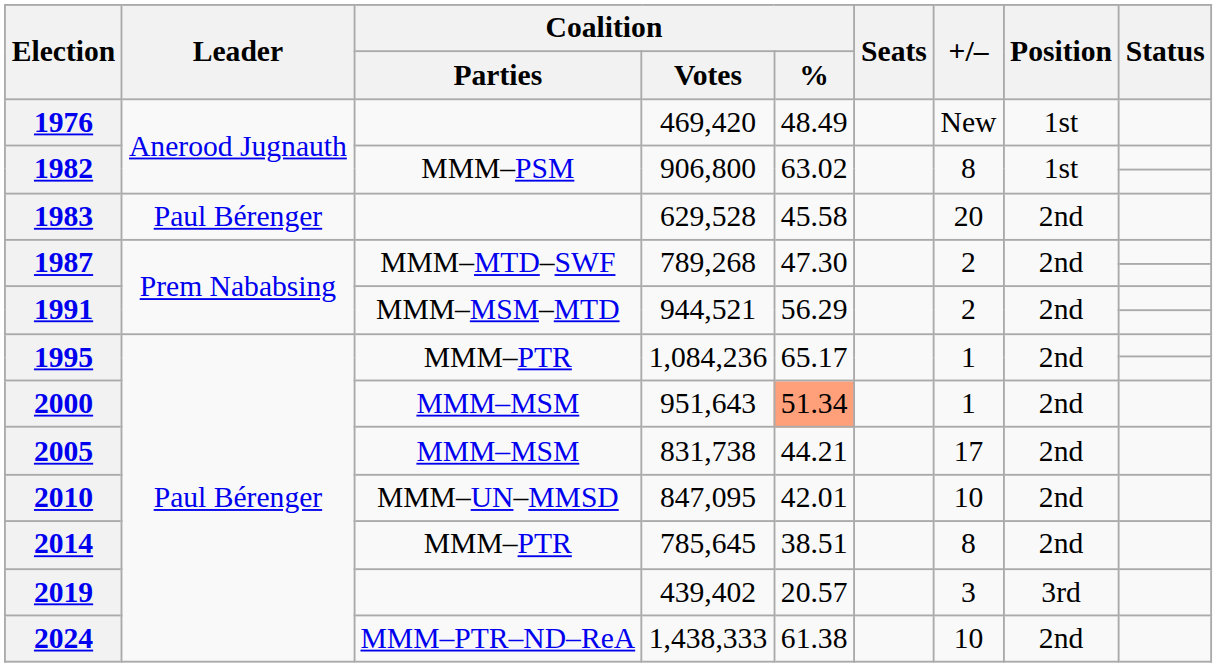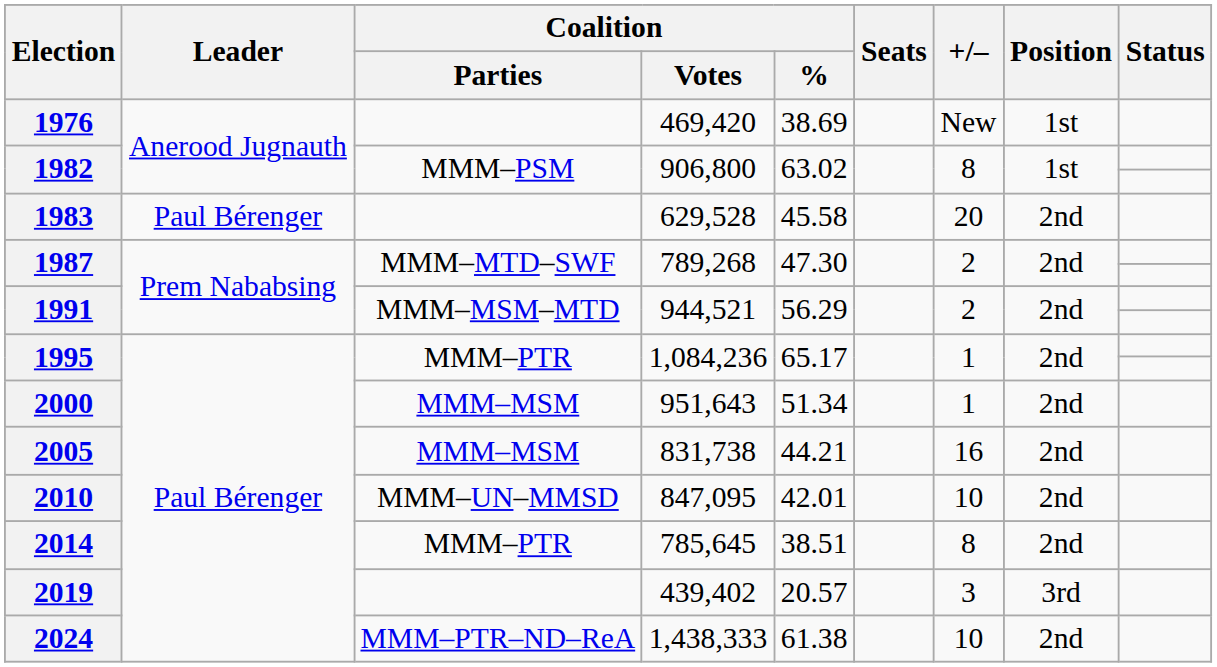(814, 121) 48.49 -> (814, 121) 38.69
(814, 403) lightsalmon background -> (814, 403) no background
(968, 450) 17 -> (968, 450) 16
